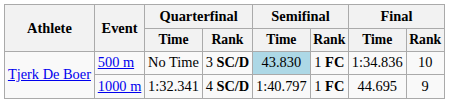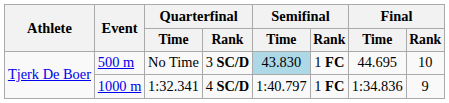(377, 62) 1:34.836 -> (377, 62) 44.695
(377, 86) 44.695 -> (377, 86) 1:34.836
